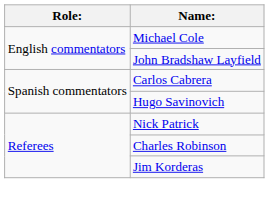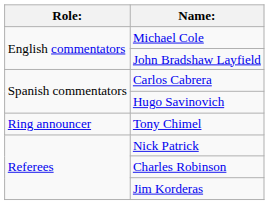+ row: (167, 123)
